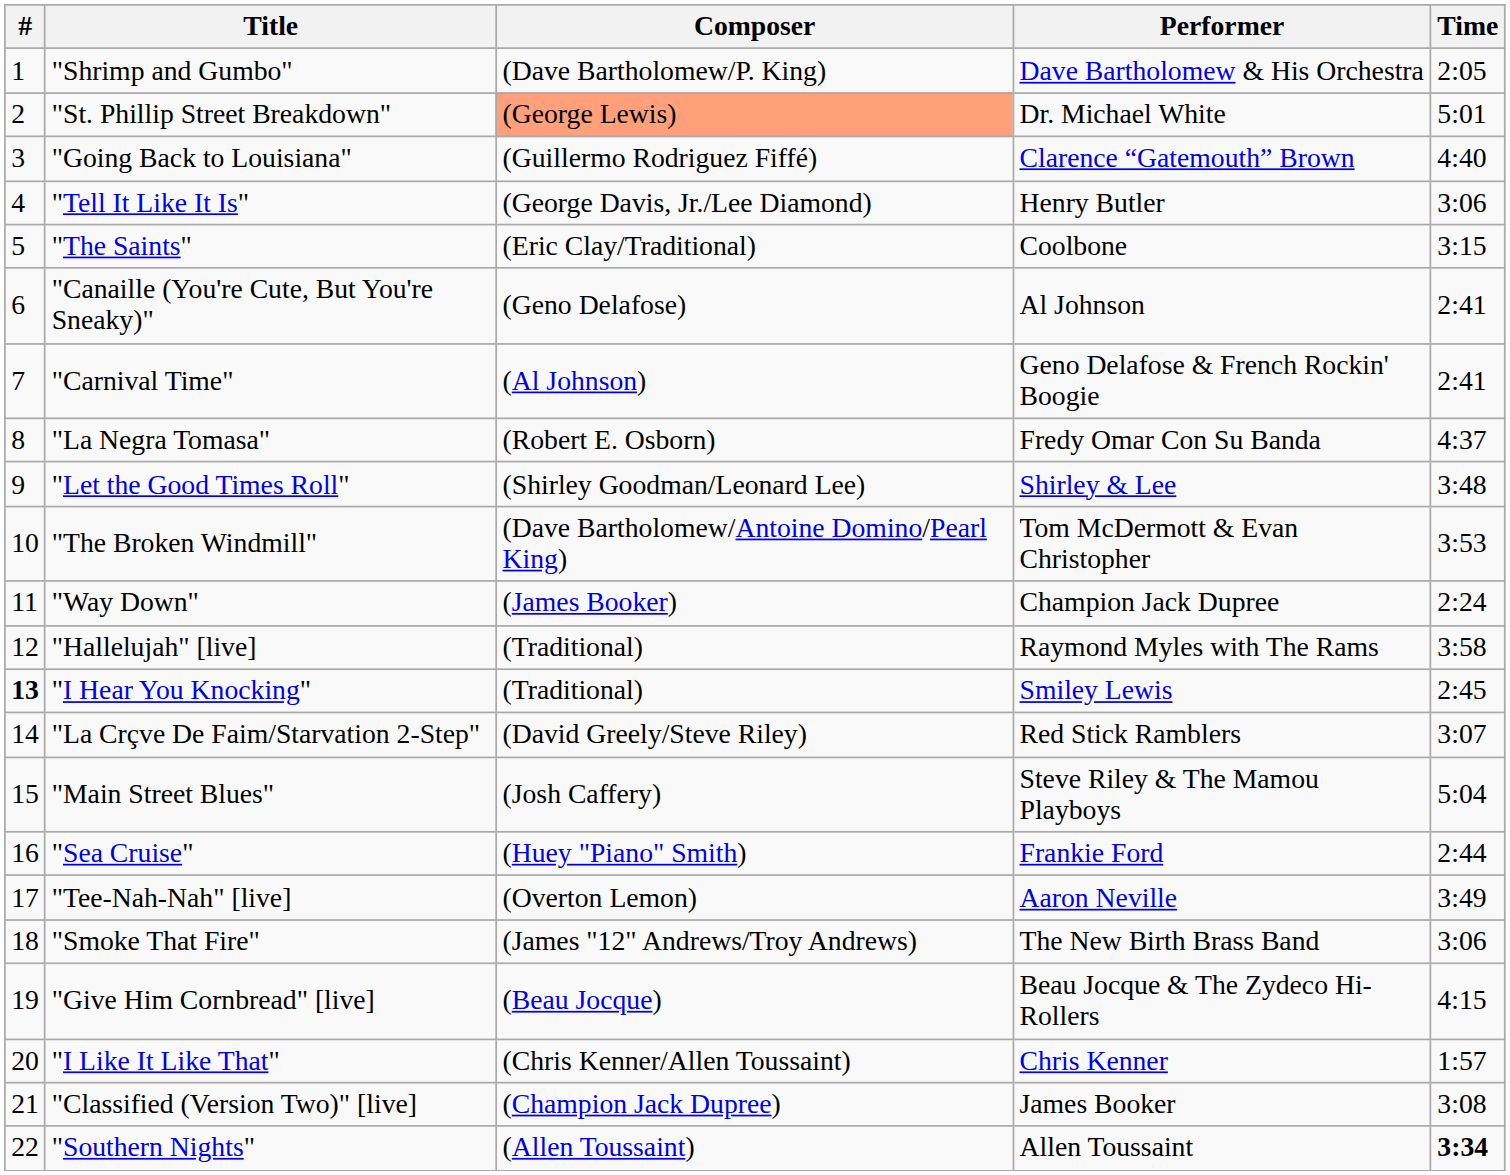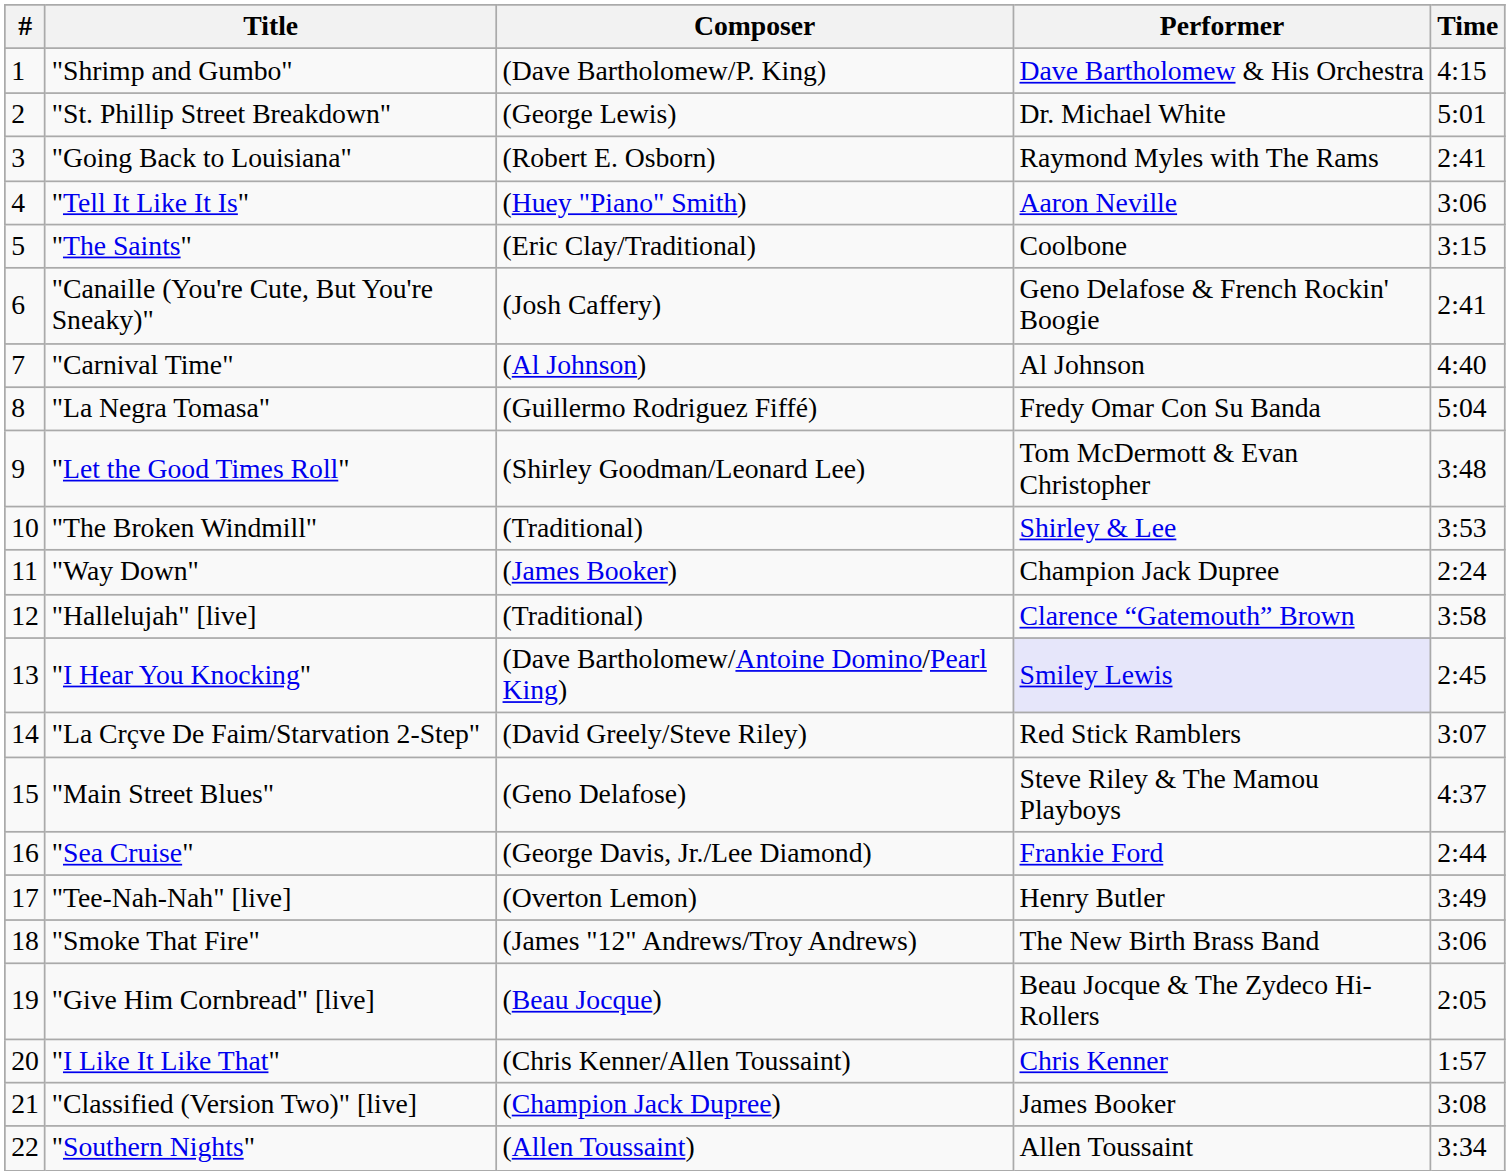(1462, 70) 2:05 -> (1462, 70) 4:15
(590, 114) lightsalmon background -> (590, 114) no background
(660, 158) (Guillermo Rodriguez Fiffé) -> (609, 158) (Robert E. Osborn)
(1187, 158) Clarence “Gatemouth” Brown -> (1199, 158) Raymond Myles with The Rams
(1462, 158) 4:40 -> (1462, 158) 2:41
(687, 202) (George Davis, Jr./Lee Diamond) -> (625, 202) (Huey "Piano" Smith)
(1092, 202) Henry Butler -> (1098, 202) Aaron Neville
(594, 305) (Geno Delafose) -> (582, 305) (Josh Caffery)
(1082, 305) Al Johnson -> (1204, 305) Geno Delafose & French Rockin' Boogie
(1204, 380) Geno Delafose & French Rockin' Boogie -> (1082, 364) Al Johnson
(1462, 380) 2:41 -> (1462, 364) 4:40
(609, 439) (Robert E. Osborn) -> (660, 408) (Guillermo Rodriguez Fiffé)
(1462, 439) 4:37 -> (1462, 408) 5:04
(1098, 483) Shirley & Lee -> (1159, 468) Tom McDermott & Evan Christopher
(745, 543) (Dave Bartholomew/Antoine Domino/Pearl King) -> (573, 527) (Traditional)
(1159, 543) Tom McDermott & Evan Christopher -> (1098, 527) Shirley & Lee
(1199, 646) Raymond Myles with The Rams -> (1187, 615) Clarence “Gatemouth” Brown
(25, 690) bold -> (25, 674) normal
(573, 690) (Traditional) -> (745, 674) (Dave Bartholomew/Antoine Domino/Pearl King)
(1096, 690) no background -> (1096, 674) lavender background
(582, 793) (Josh Caffery) -> (594, 793) (Geno Delafose)
(1462, 793) 5:04 -> (1462, 793) 4:37
(625, 853) (Huey "Piano" Smith) -> (687, 853) (George Davis, Jr./Lee Diamond)
(1098, 897) Aaron Neville -> (1092, 897) Henry Butler
(1462, 1000) 4:15 -> (1462, 1000) 2:05
(1463, 1147) bold -> (1462, 1147) normal
